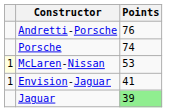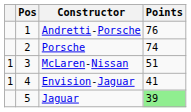+ column: (27, 13)
(10, 64) lightyellow background -> (10, 64) no background
(128, 64) 53 -> (152, 64) 51
